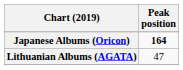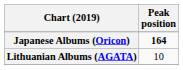(159, 56) 47 -> (159, 56) 10
